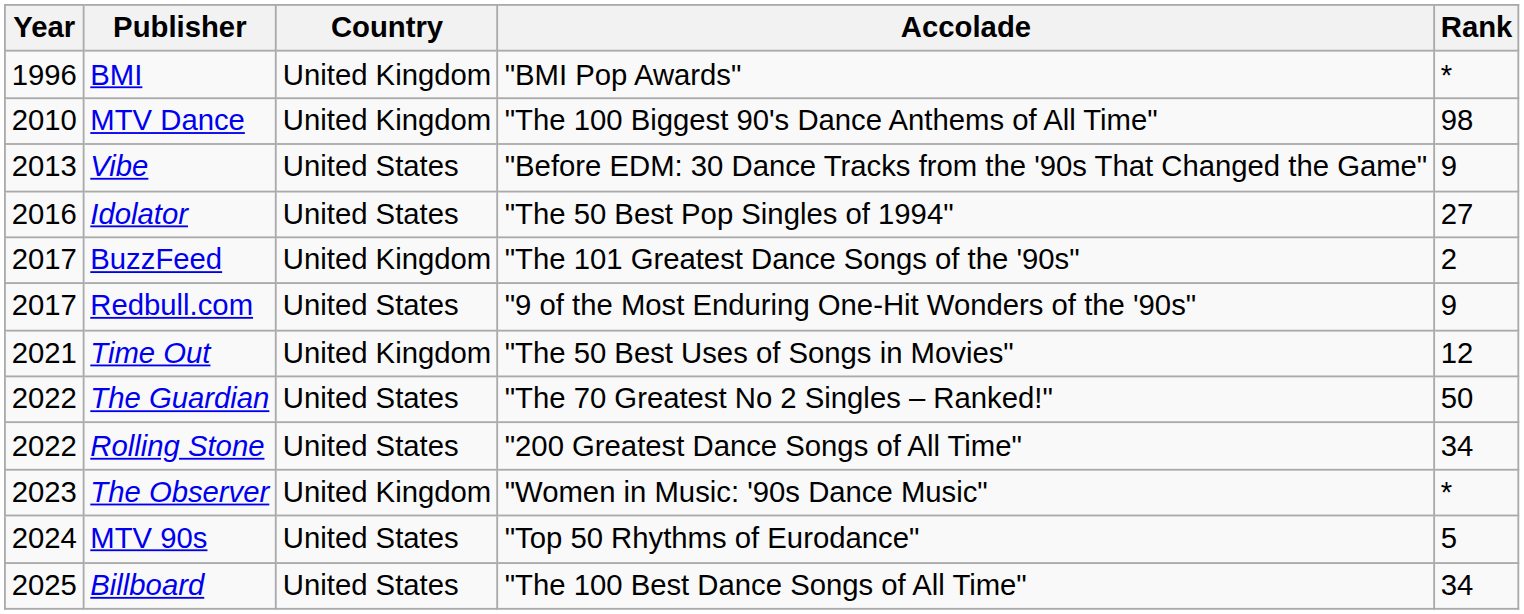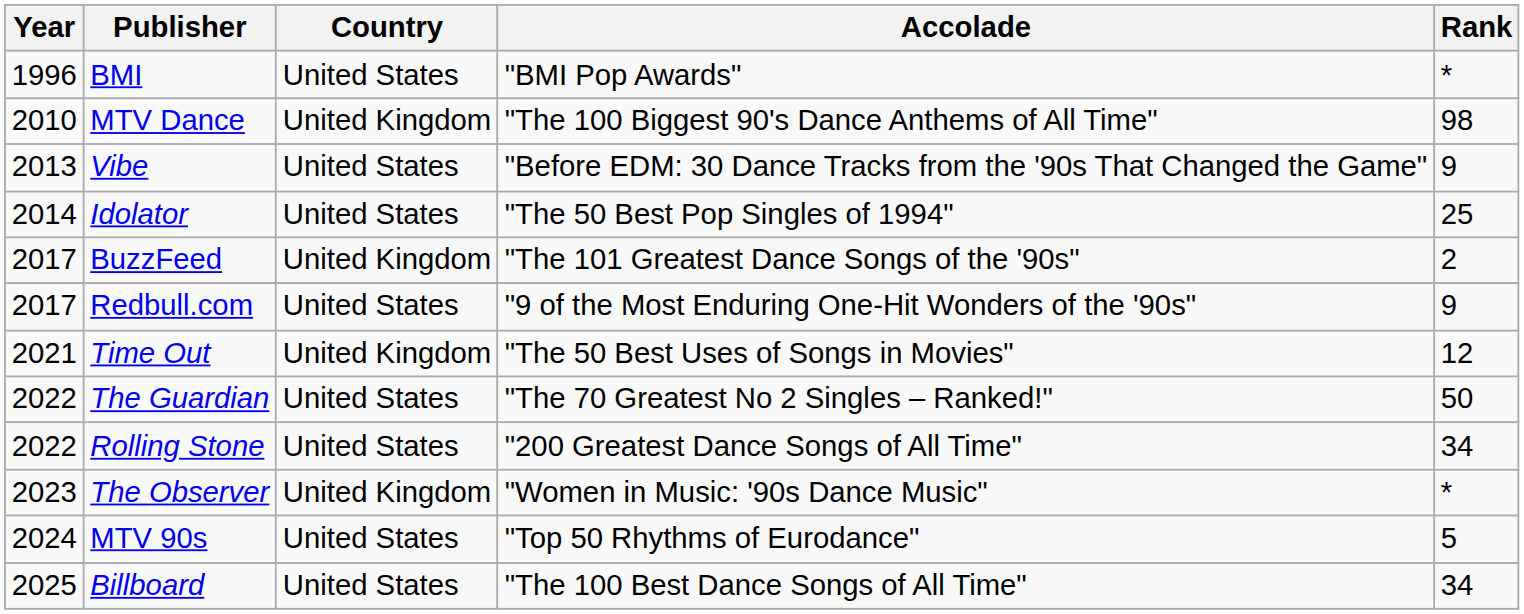(387, 74) United Kingdom -> (371, 74) United States
(44, 213) 2016 -> (44, 213) 2014
(1457, 213) 27 -> (1457, 213) 25
